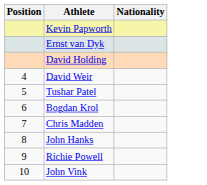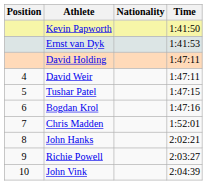+ column: (185, 12)
